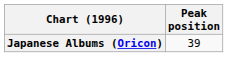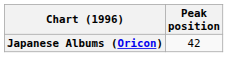(194, 43) 39 -> (194, 43) 42
